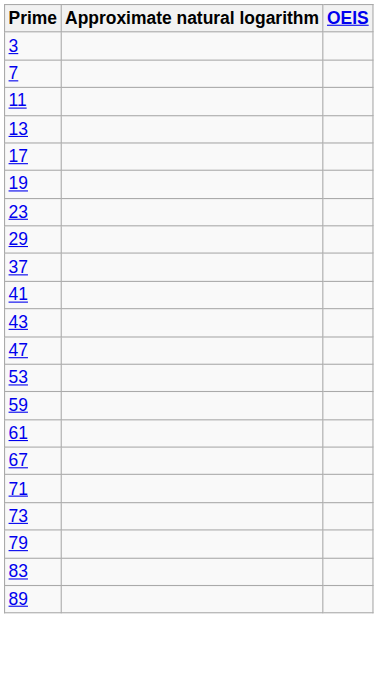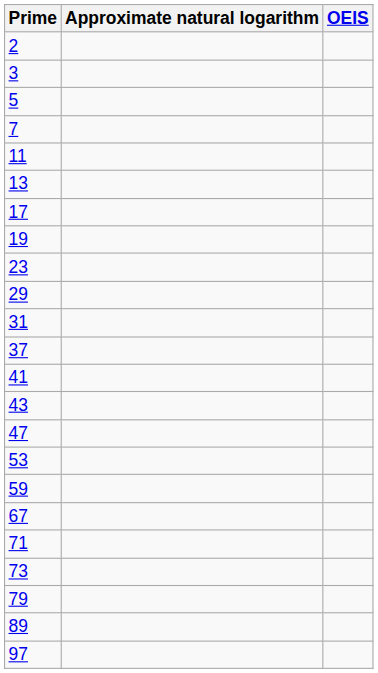+ row: (13, 45)
+ row: (13, 101)
+ row: (18, 322)
- row: (18, 433)
- row: (18, 571)
+ row: (18, 654)
